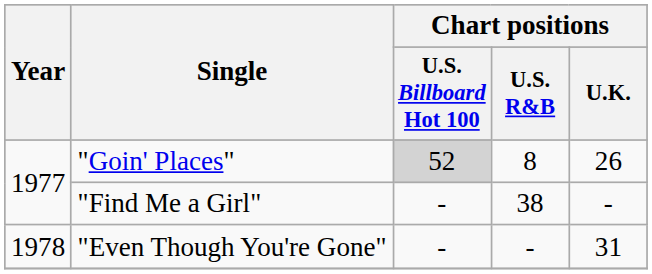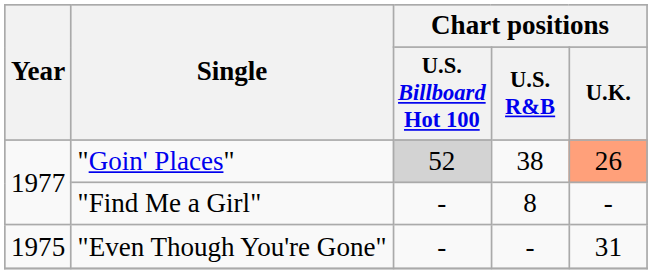(530, 160) 8 -> (530, 160) 38
(608, 160) no background -> (608, 160) lightsalmon background
(530, 203) 38 -> (530, 203) 8
(38, 246) 1978 -> (38, 246) 1975
